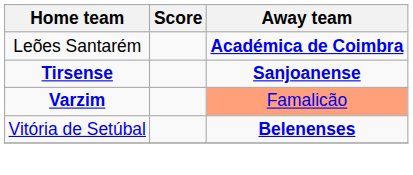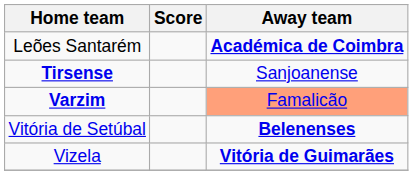(307, 73) bold -> (307, 73) normal
+ row: (77, 156)
